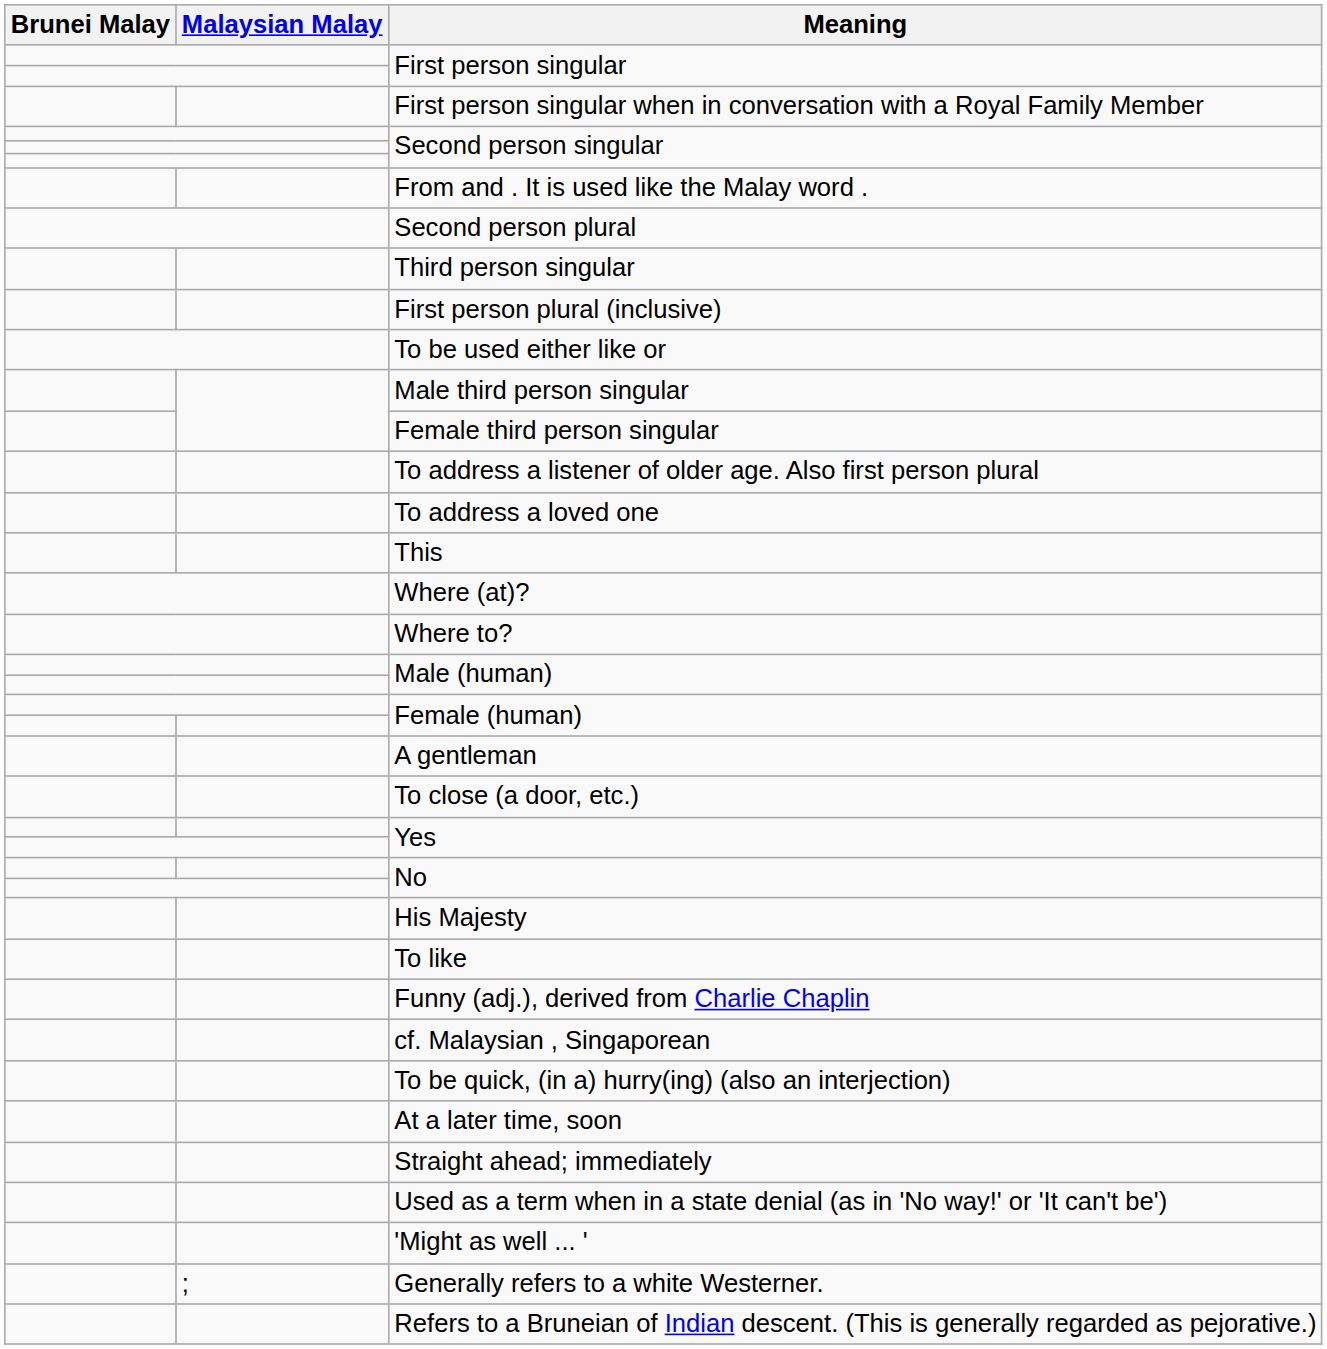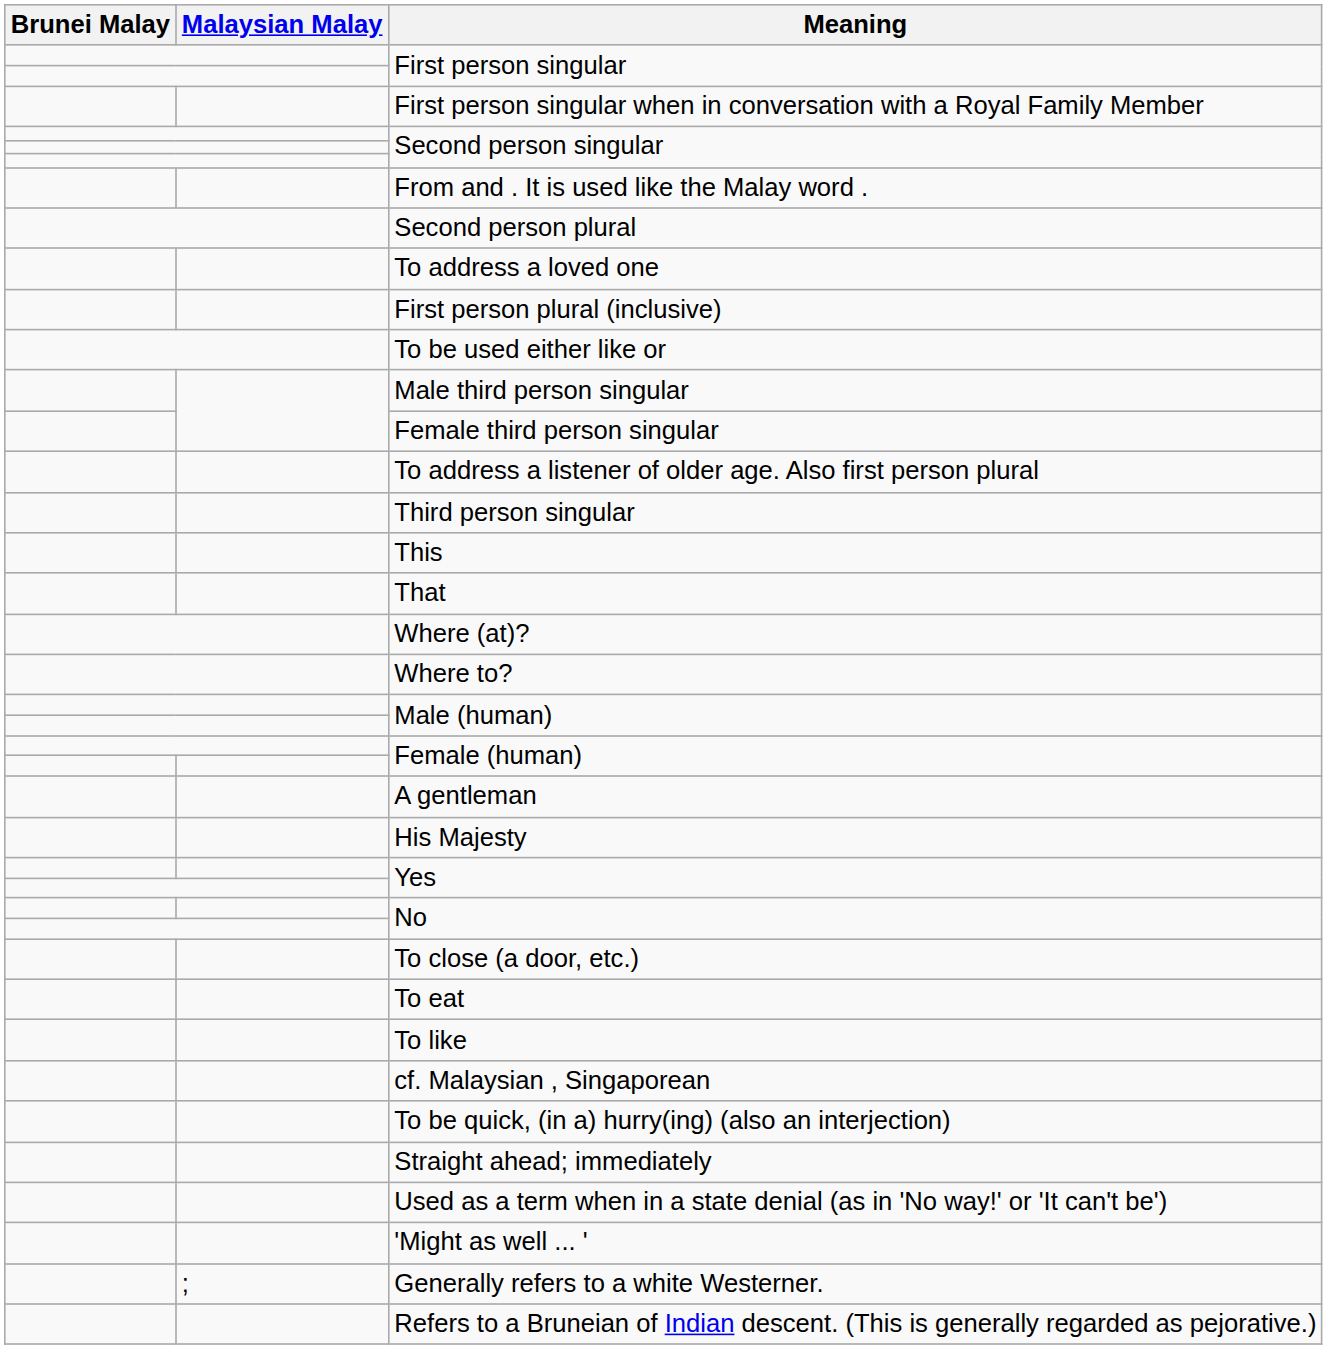rows swapped: (282, 269) <-> (282, 512)
+ row: (282, 594)
rows swapped: (282, 918) <-> (282, 796)
+ row: (282, 1000)
- row: (282, 1000)
- row: (282, 1121)
